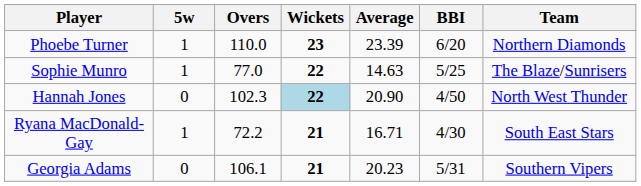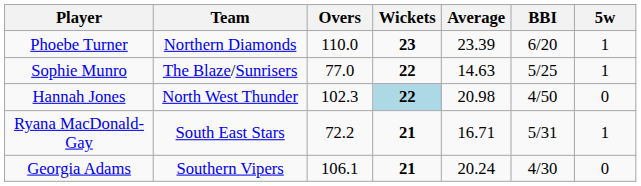columns swapped: (559, 17) <-> (184, 17)
(385, 96) 20.90 -> (476, 96) 20.98
(451, 132) 4/30 -> (543, 132) 5/31
(385, 168) 20.23 -> (476, 168) 20.24
(451, 168) 5/31 -> (543, 168) 4/30
